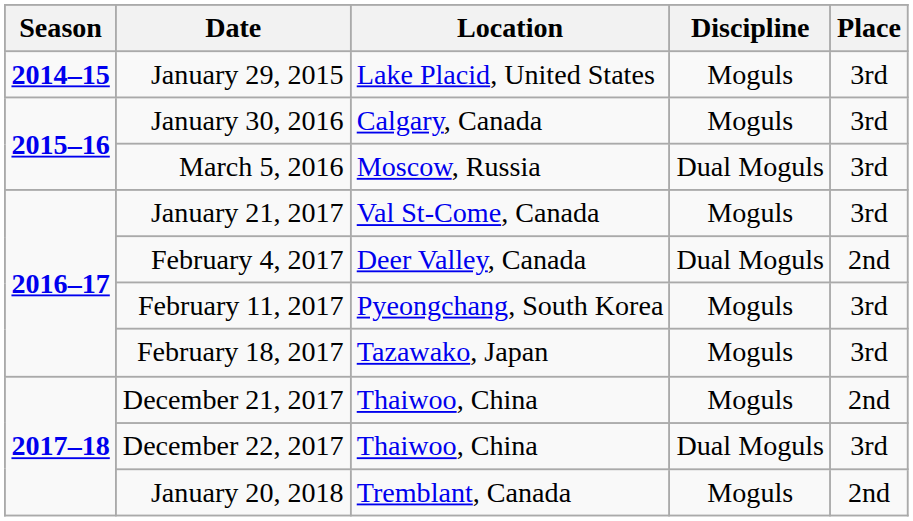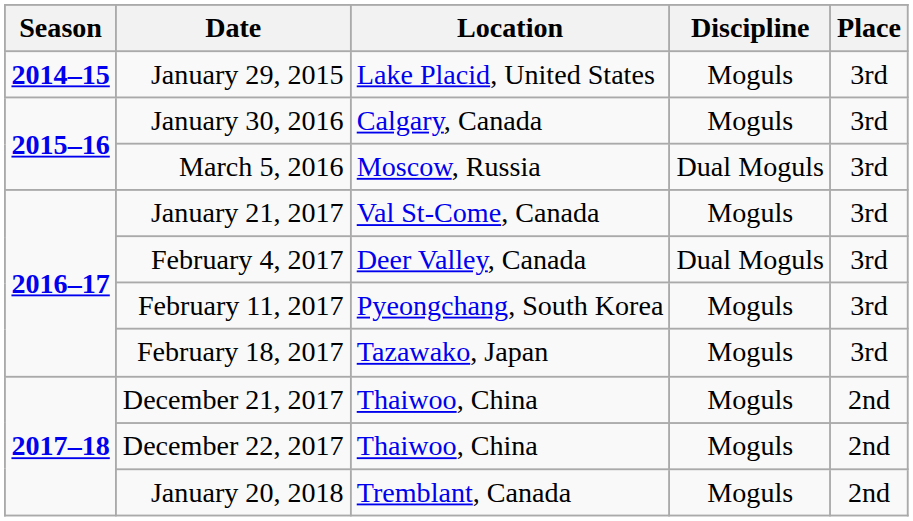(869, 259) 2nd -> (869, 259) 3rd
(750, 445) Dual Moguls -> (750, 445) Moguls
(869, 445) 3rd -> (869, 445) 2nd
